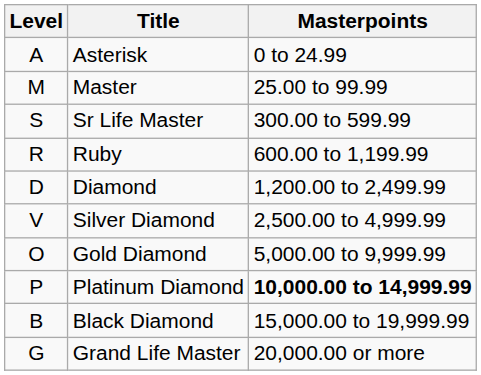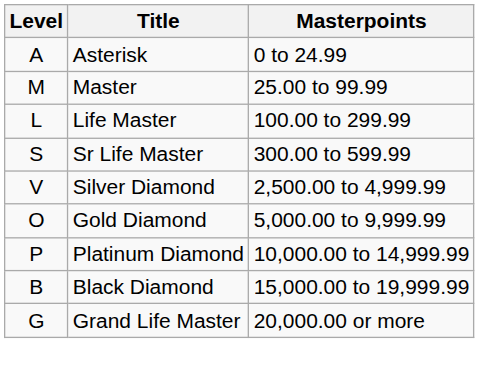+ row: (125, 120)
- row: (97, 154)
- row: (115, 187)
(363, 287) bold -> (361, 253) normal
